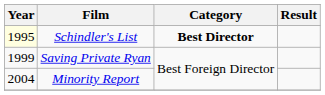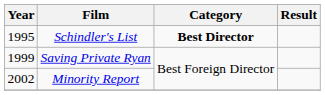(21, 36) lightyellow background -> (21, 36) no background
(21, 79) 2004 -> (21, 79) 2002
